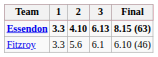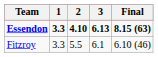(76, 44) 5.6 -> (76, 44) 5.5
